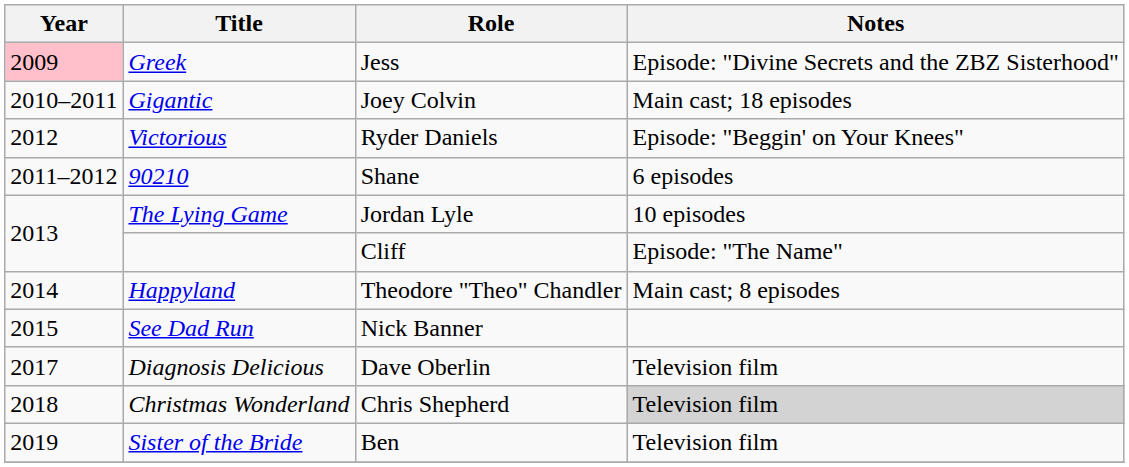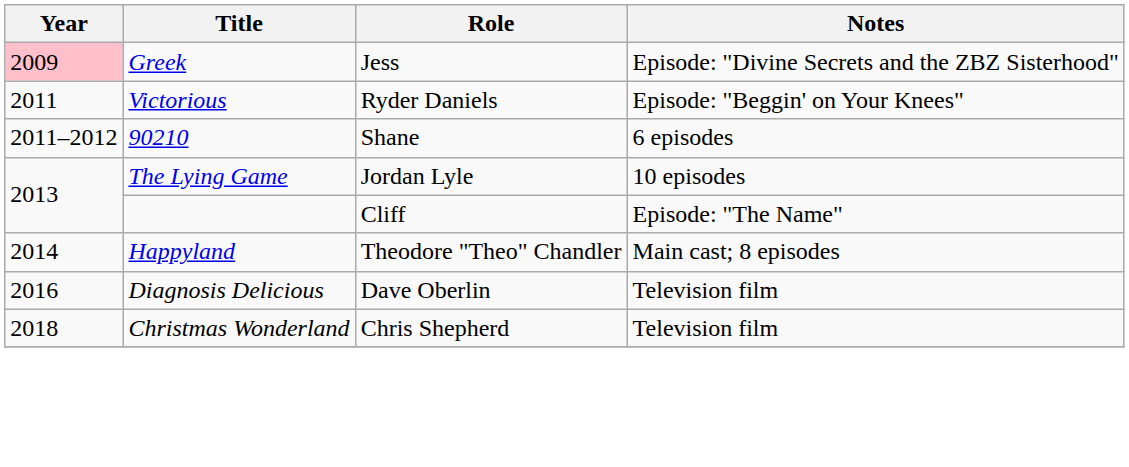- row: (170, 99)
(34, 137) 2012 -> (34, 99) 2011
- row: (191, 328)
(34, 366) 2017 -> (34, 289) 2016
(705, 404) lightgrey background -> (705, 328) no background
- row: (215, 442)
